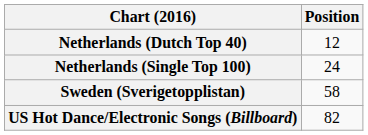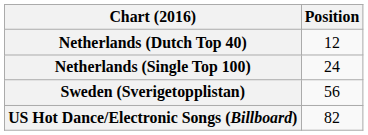(332, 92) 58 -> (332, 92) 56
